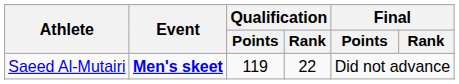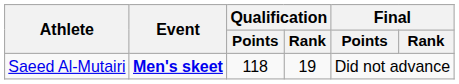(255, 67) 119 -> (255, 67) 118
(307, 67) 22 -> (307, 67) 19
